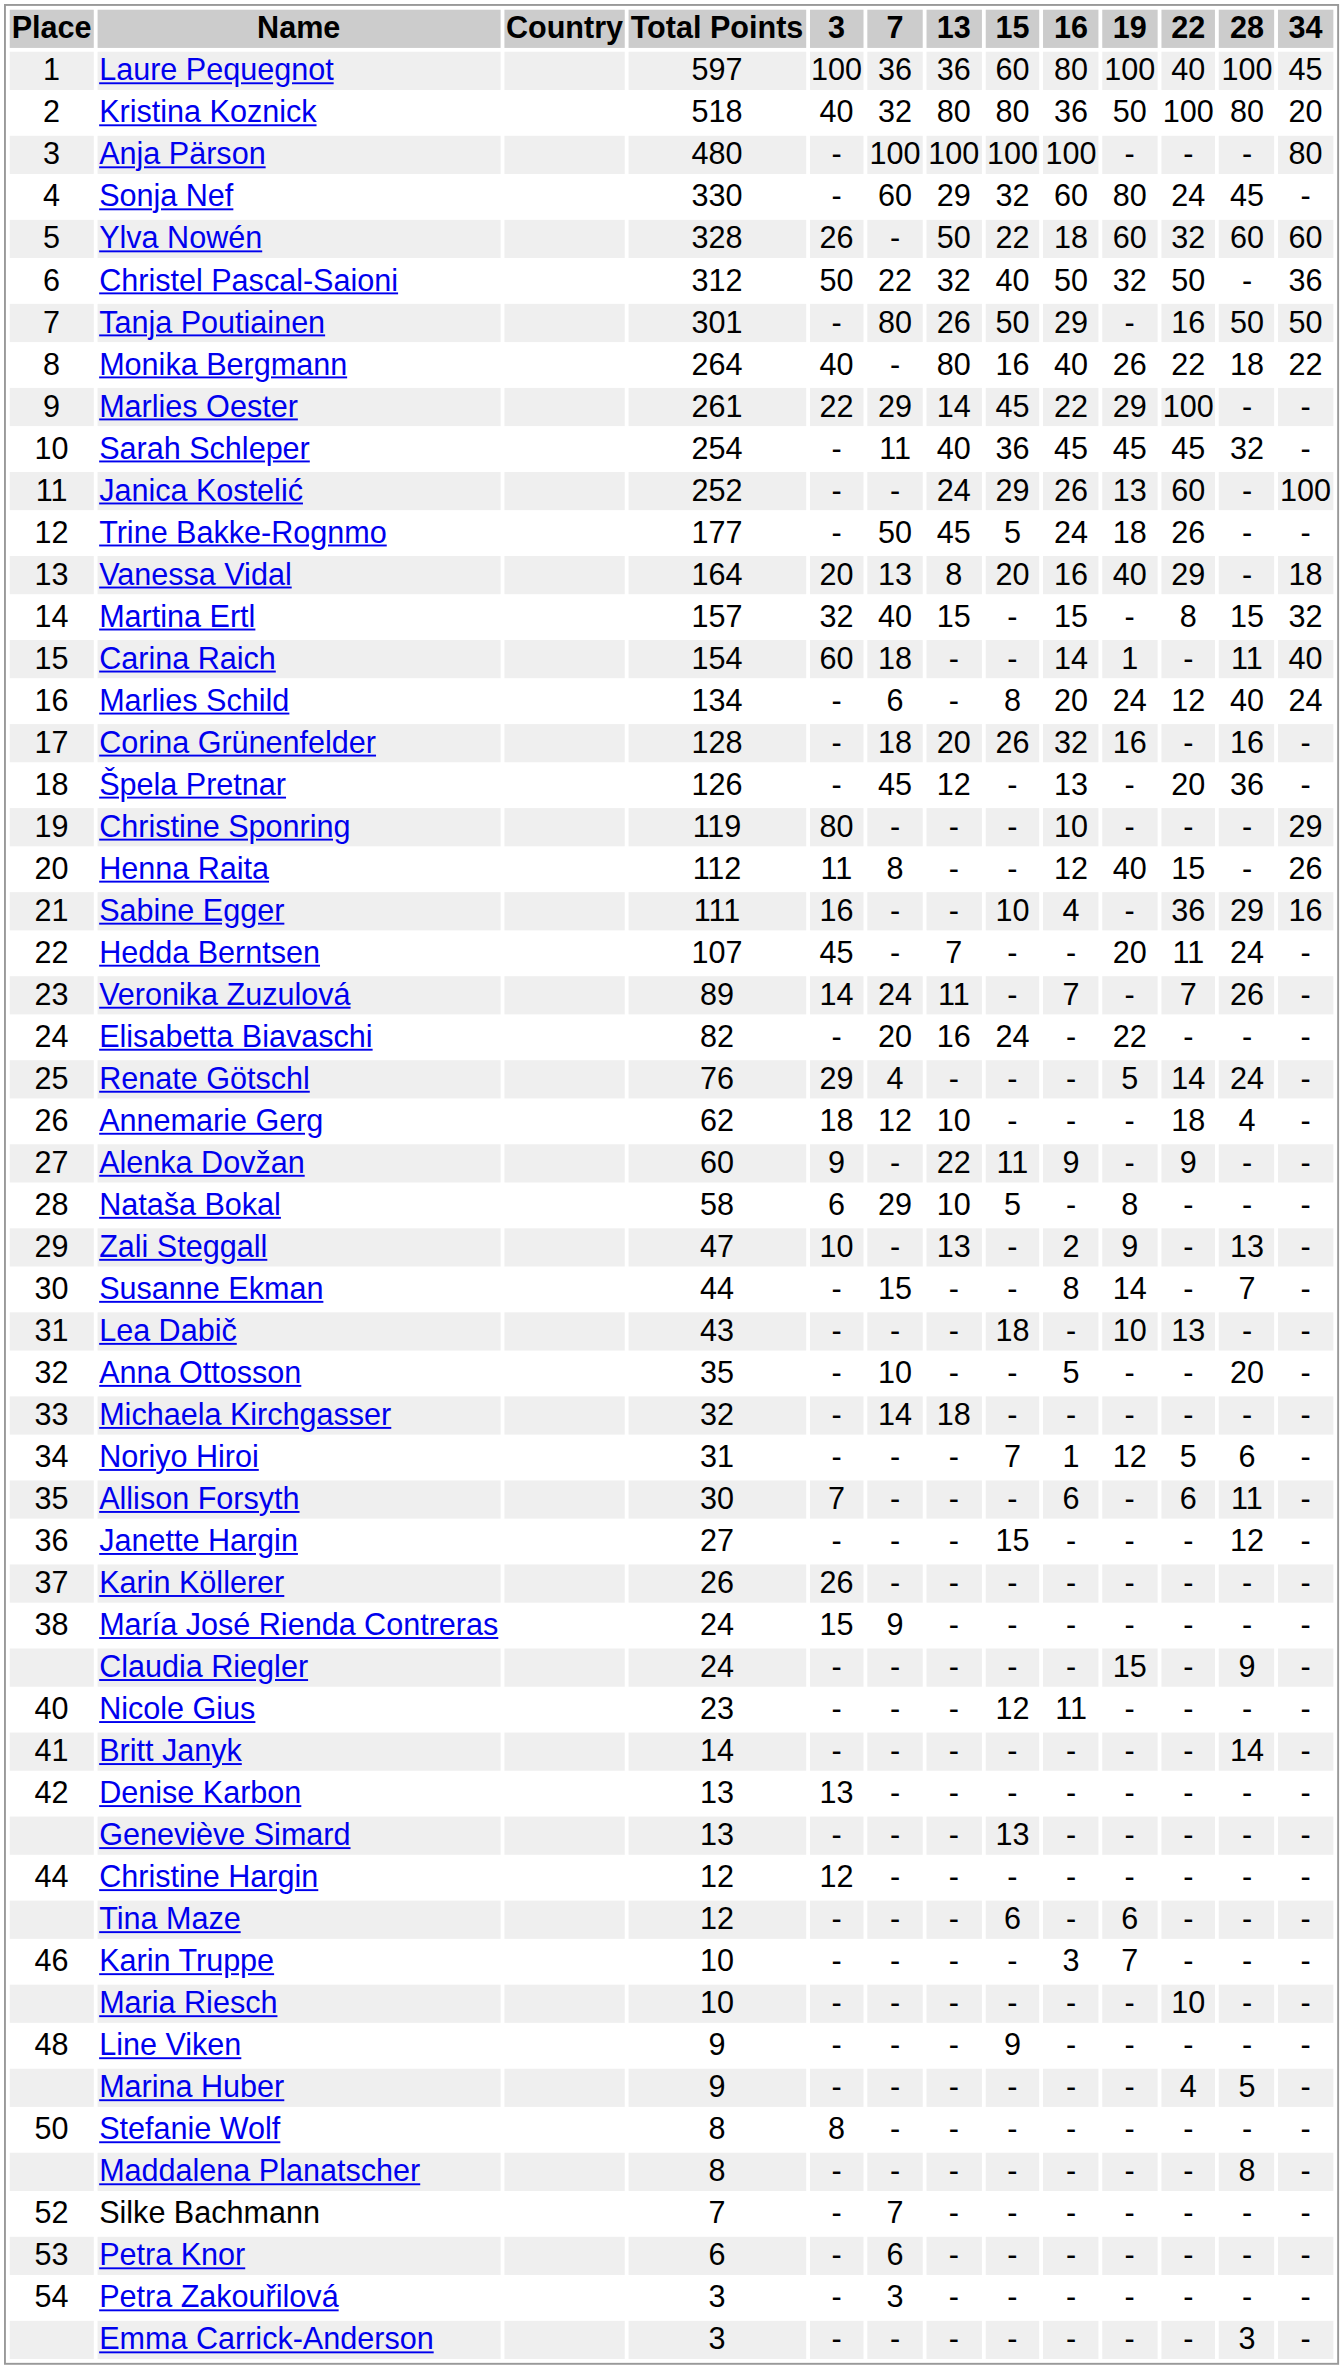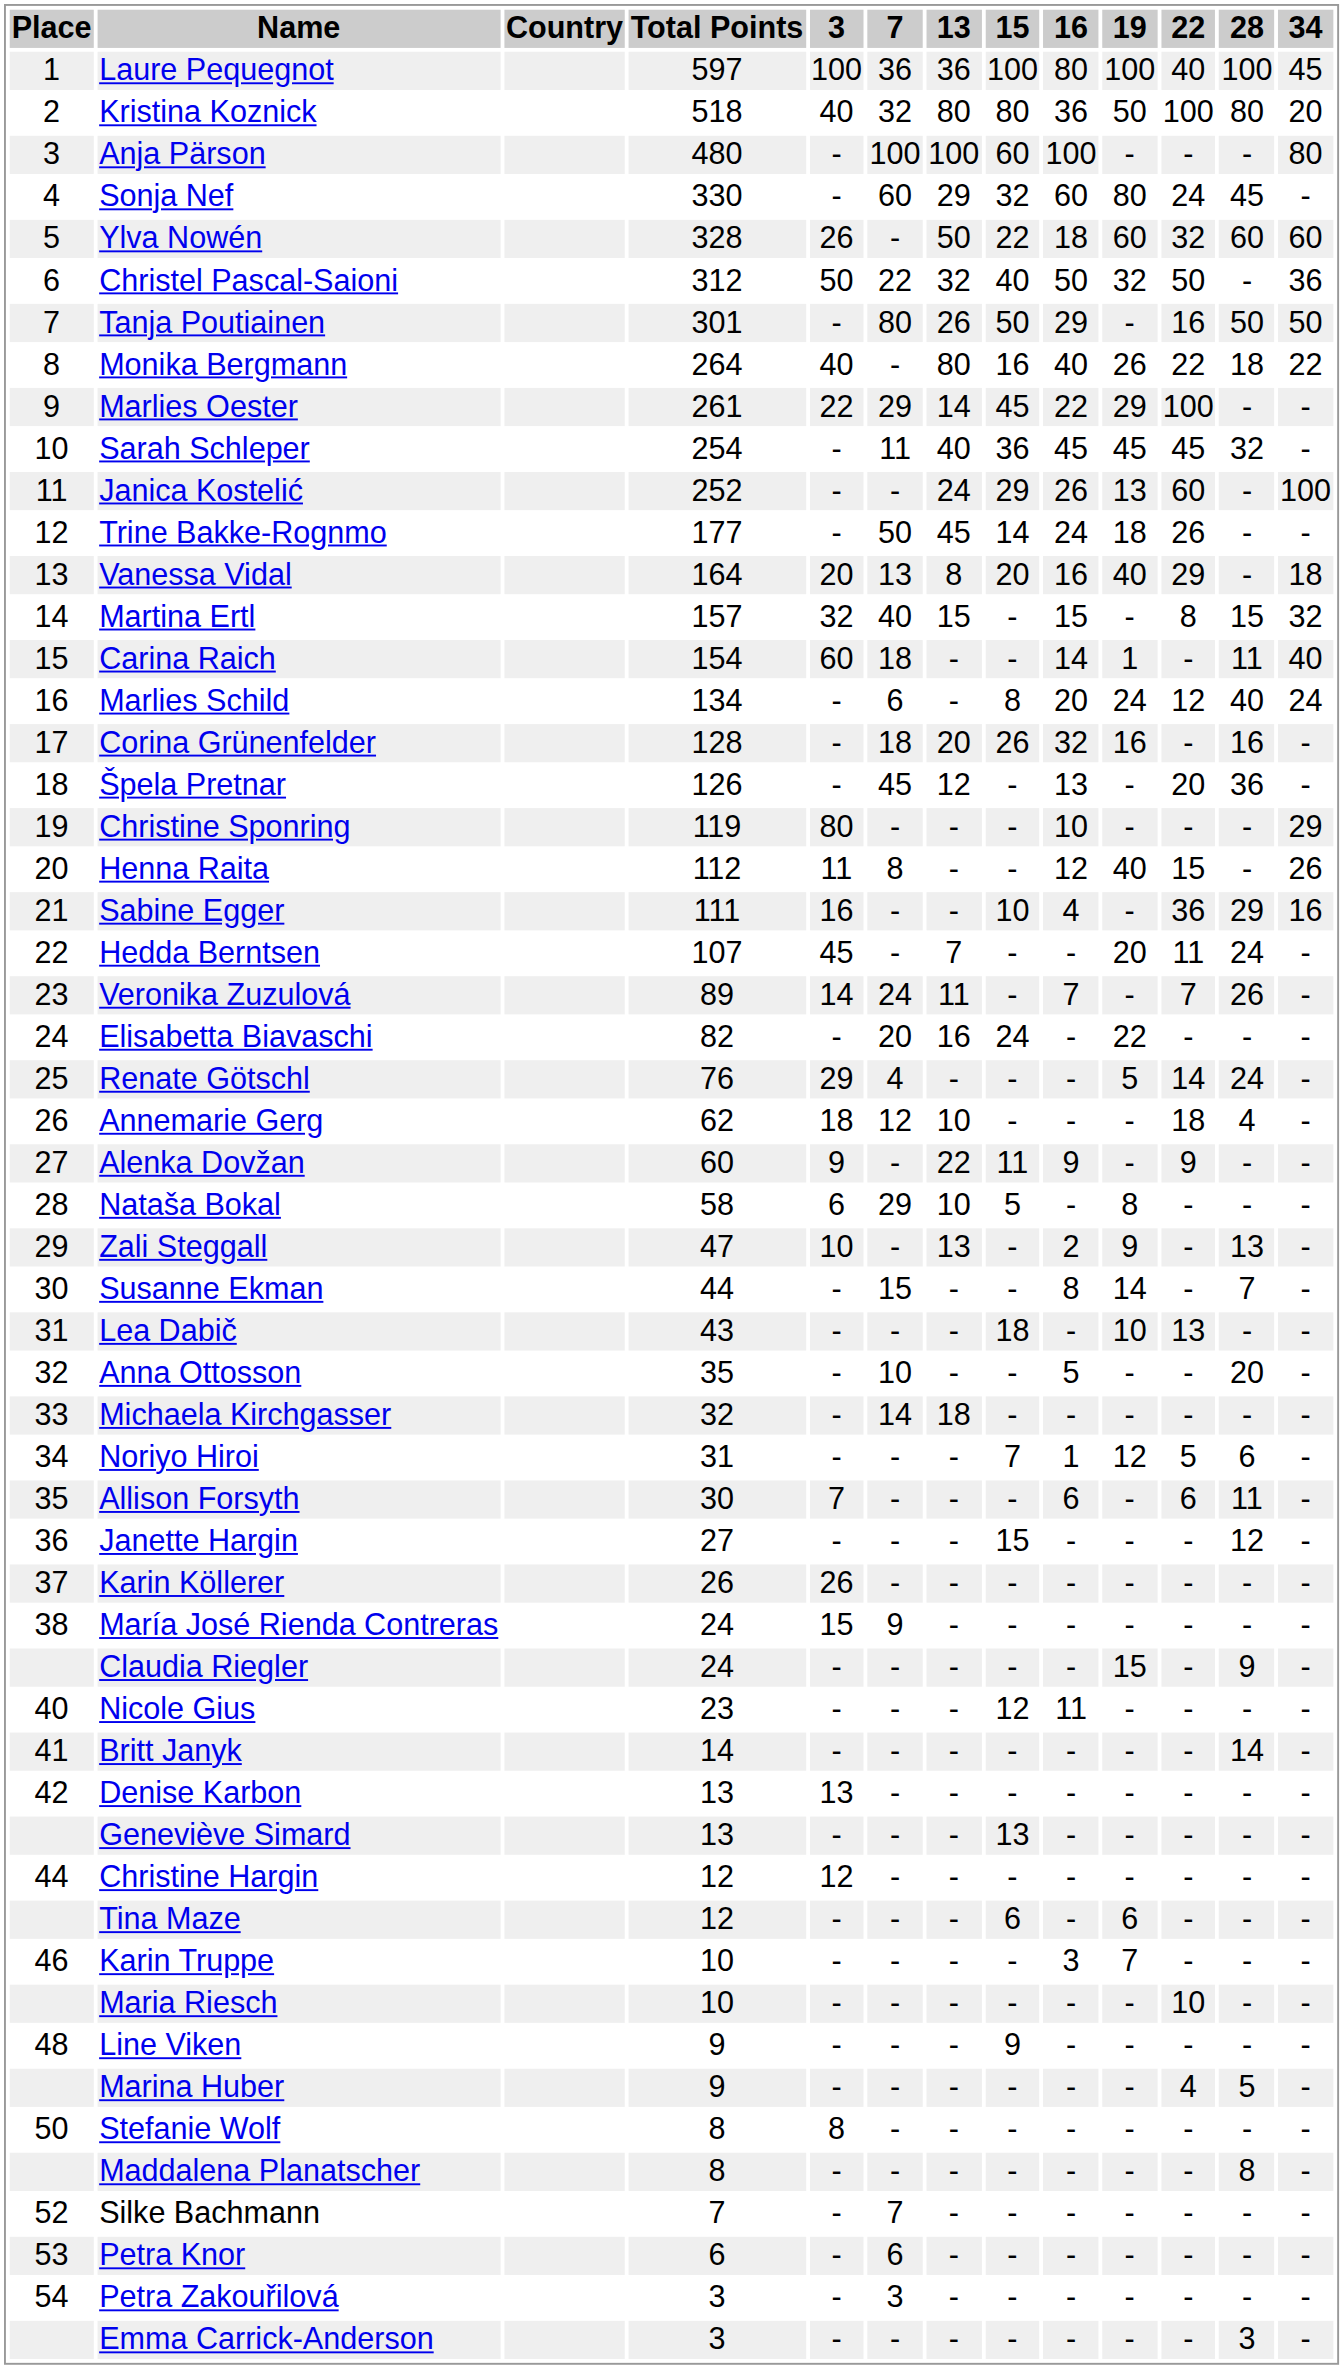(1012, 70) 60 -> (1012, 70) 100
(1012, 154) 100 -> (1012, 154) 60
(1012, 532) 5 -> (1012, 532) 14
